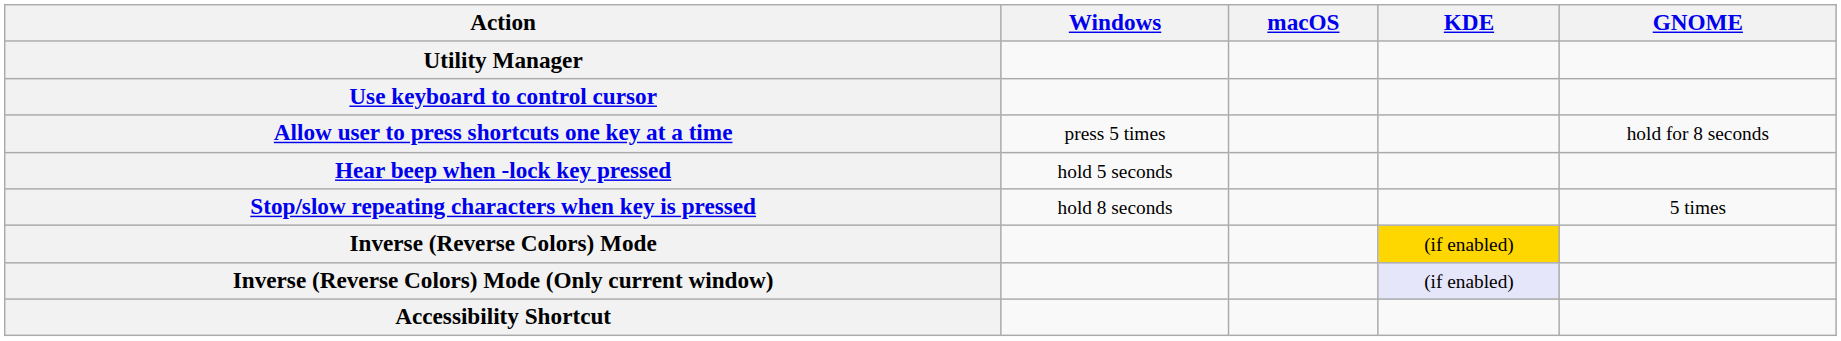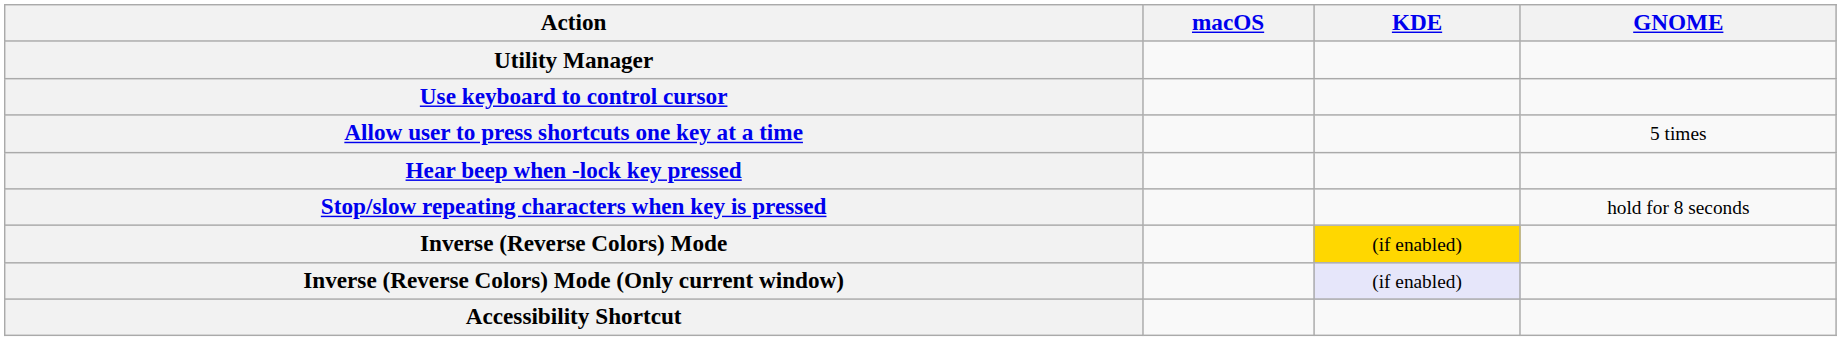- column: (1115, 22)
(1698, 134) hold for 8 seconds -> (1678, 134) 5 times
(1698, 208) 5 times -> (1678, 208) hold for 8 seconds
